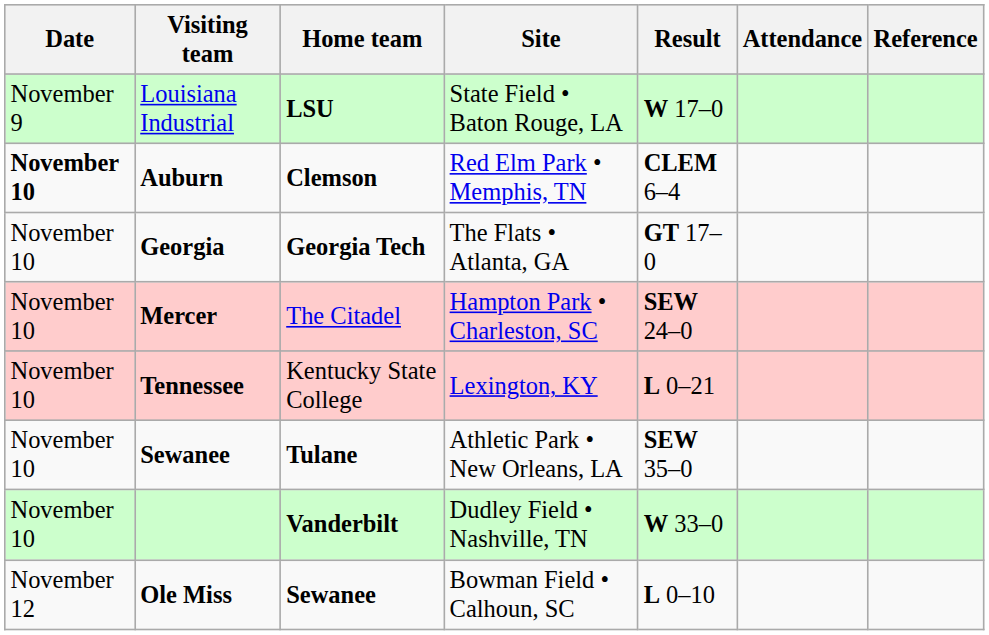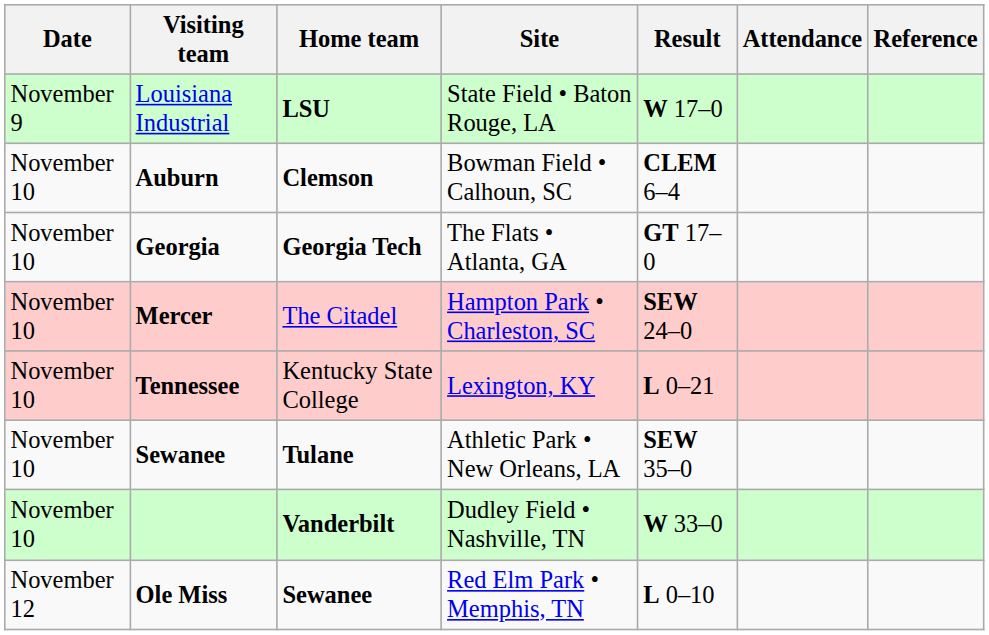(65, 178) bold -> (62, 178) normal
(526, 178) Red Elm Park • Memphis, TN -> (527, 178) Bowman Field • Calhoun, SC
(529, 593) Bowman Field • Calhoun, SC -> (523, 593) Red Elm Park • Memphis, TN
